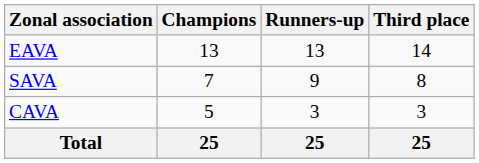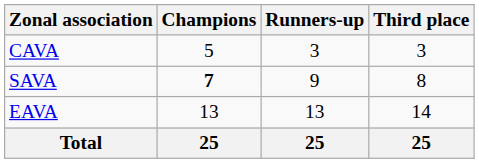rows swapped: (33, 50) <-> (34, 111)
(209, 81) normal -> (209, 81) bold
